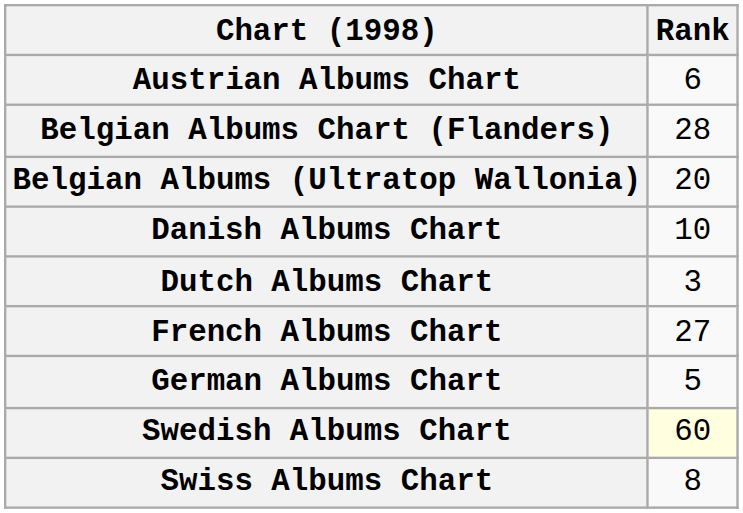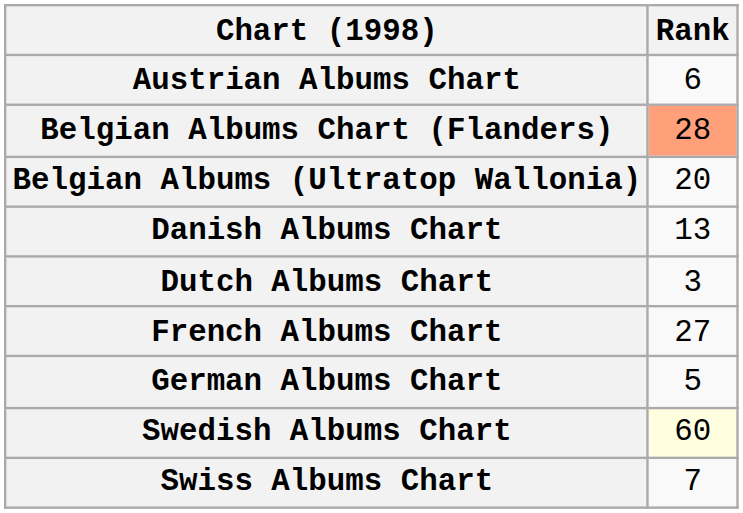(693, 131) no background -> (693, 131) lightsalmon background
(693, 231) 10 -> (693, 231) 13
(693, 482) 8 -> (693, 482) 7
